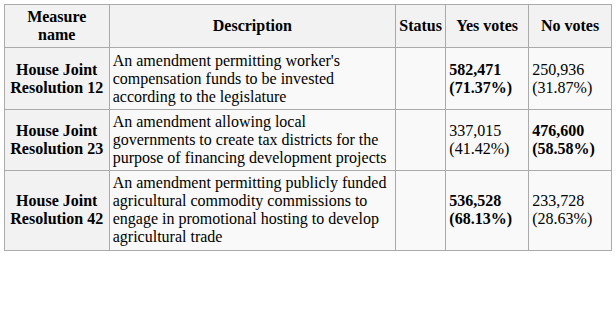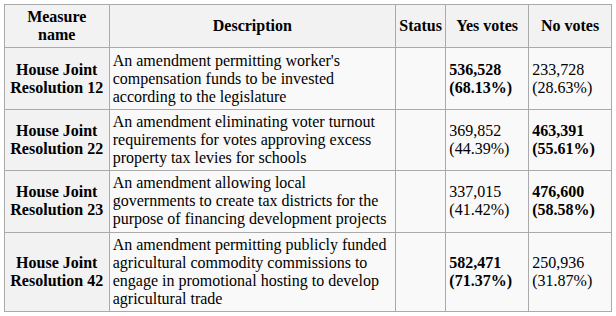(481, 78) 582,471 (71.37%) -> (481, 78) 536,528 (68.13%)
(562, 78) 250,936 (31.87%) -> (562, 78) 233,728 (28.63%)
+ row: (57, 139)
(481, 210) 536,528 (68.13%) -> (481, 271) 582,471 (71.37%)
(562, 210) 233,728 (28.63%) -> (562, 271) 250,936 (31.87%)
